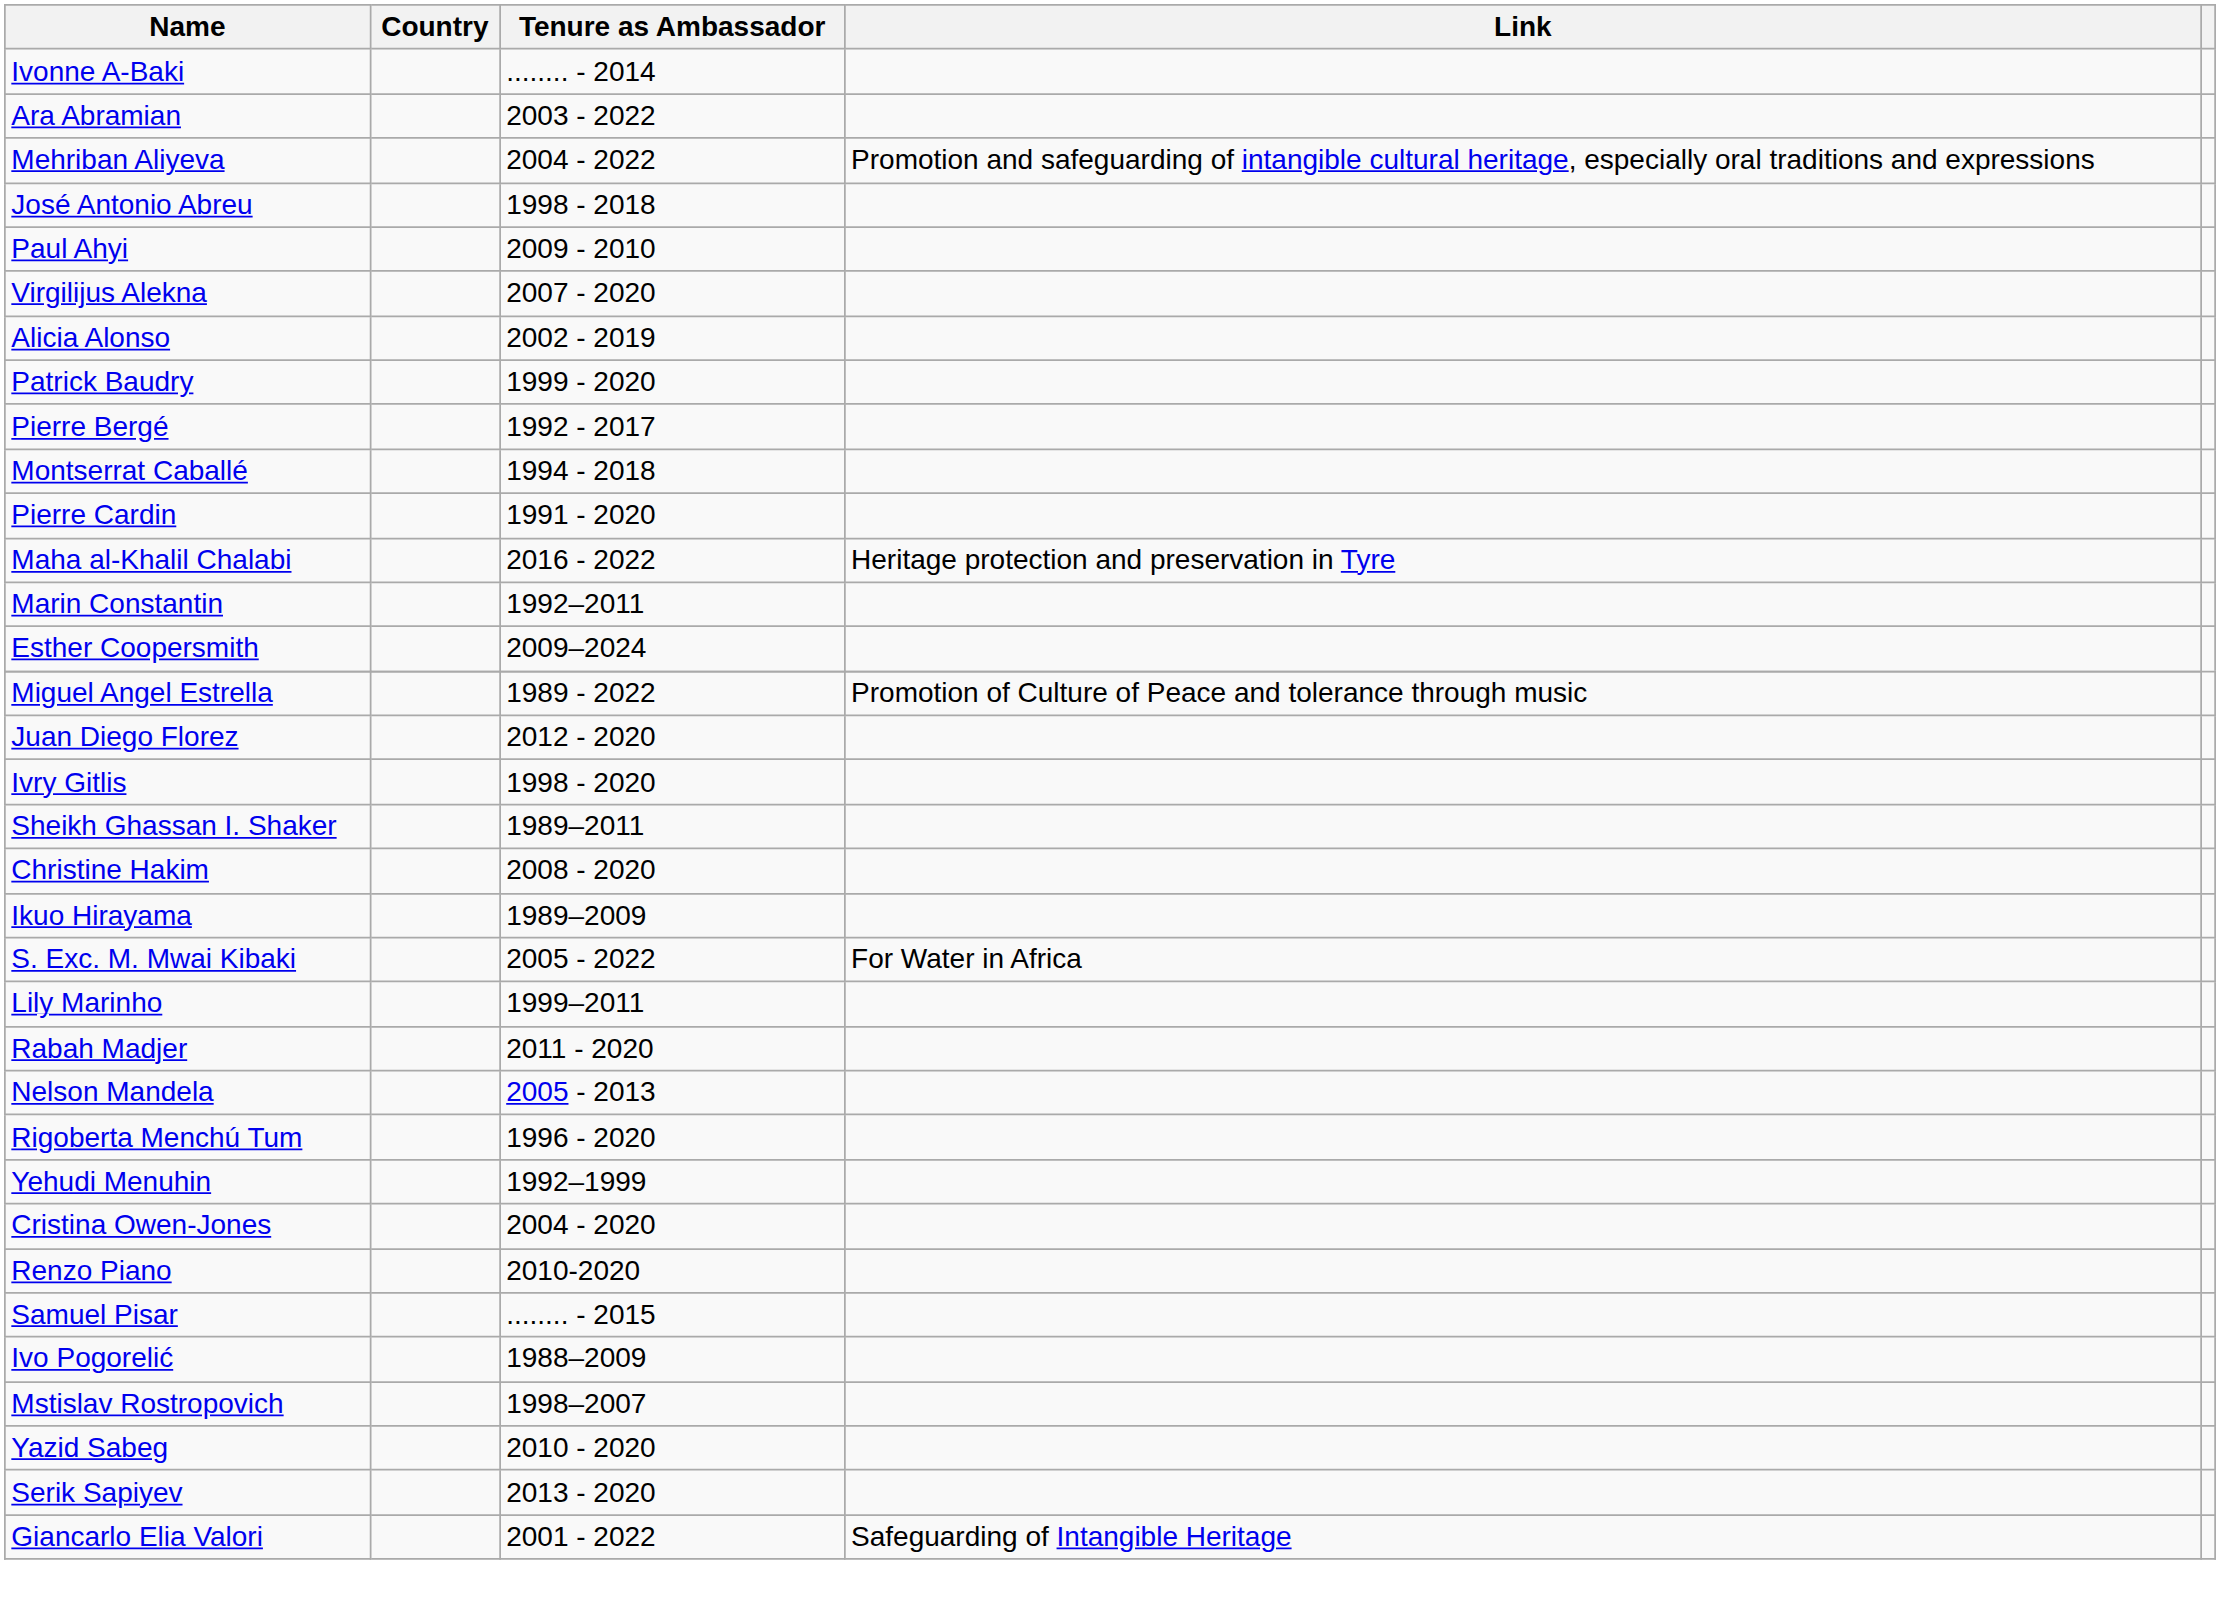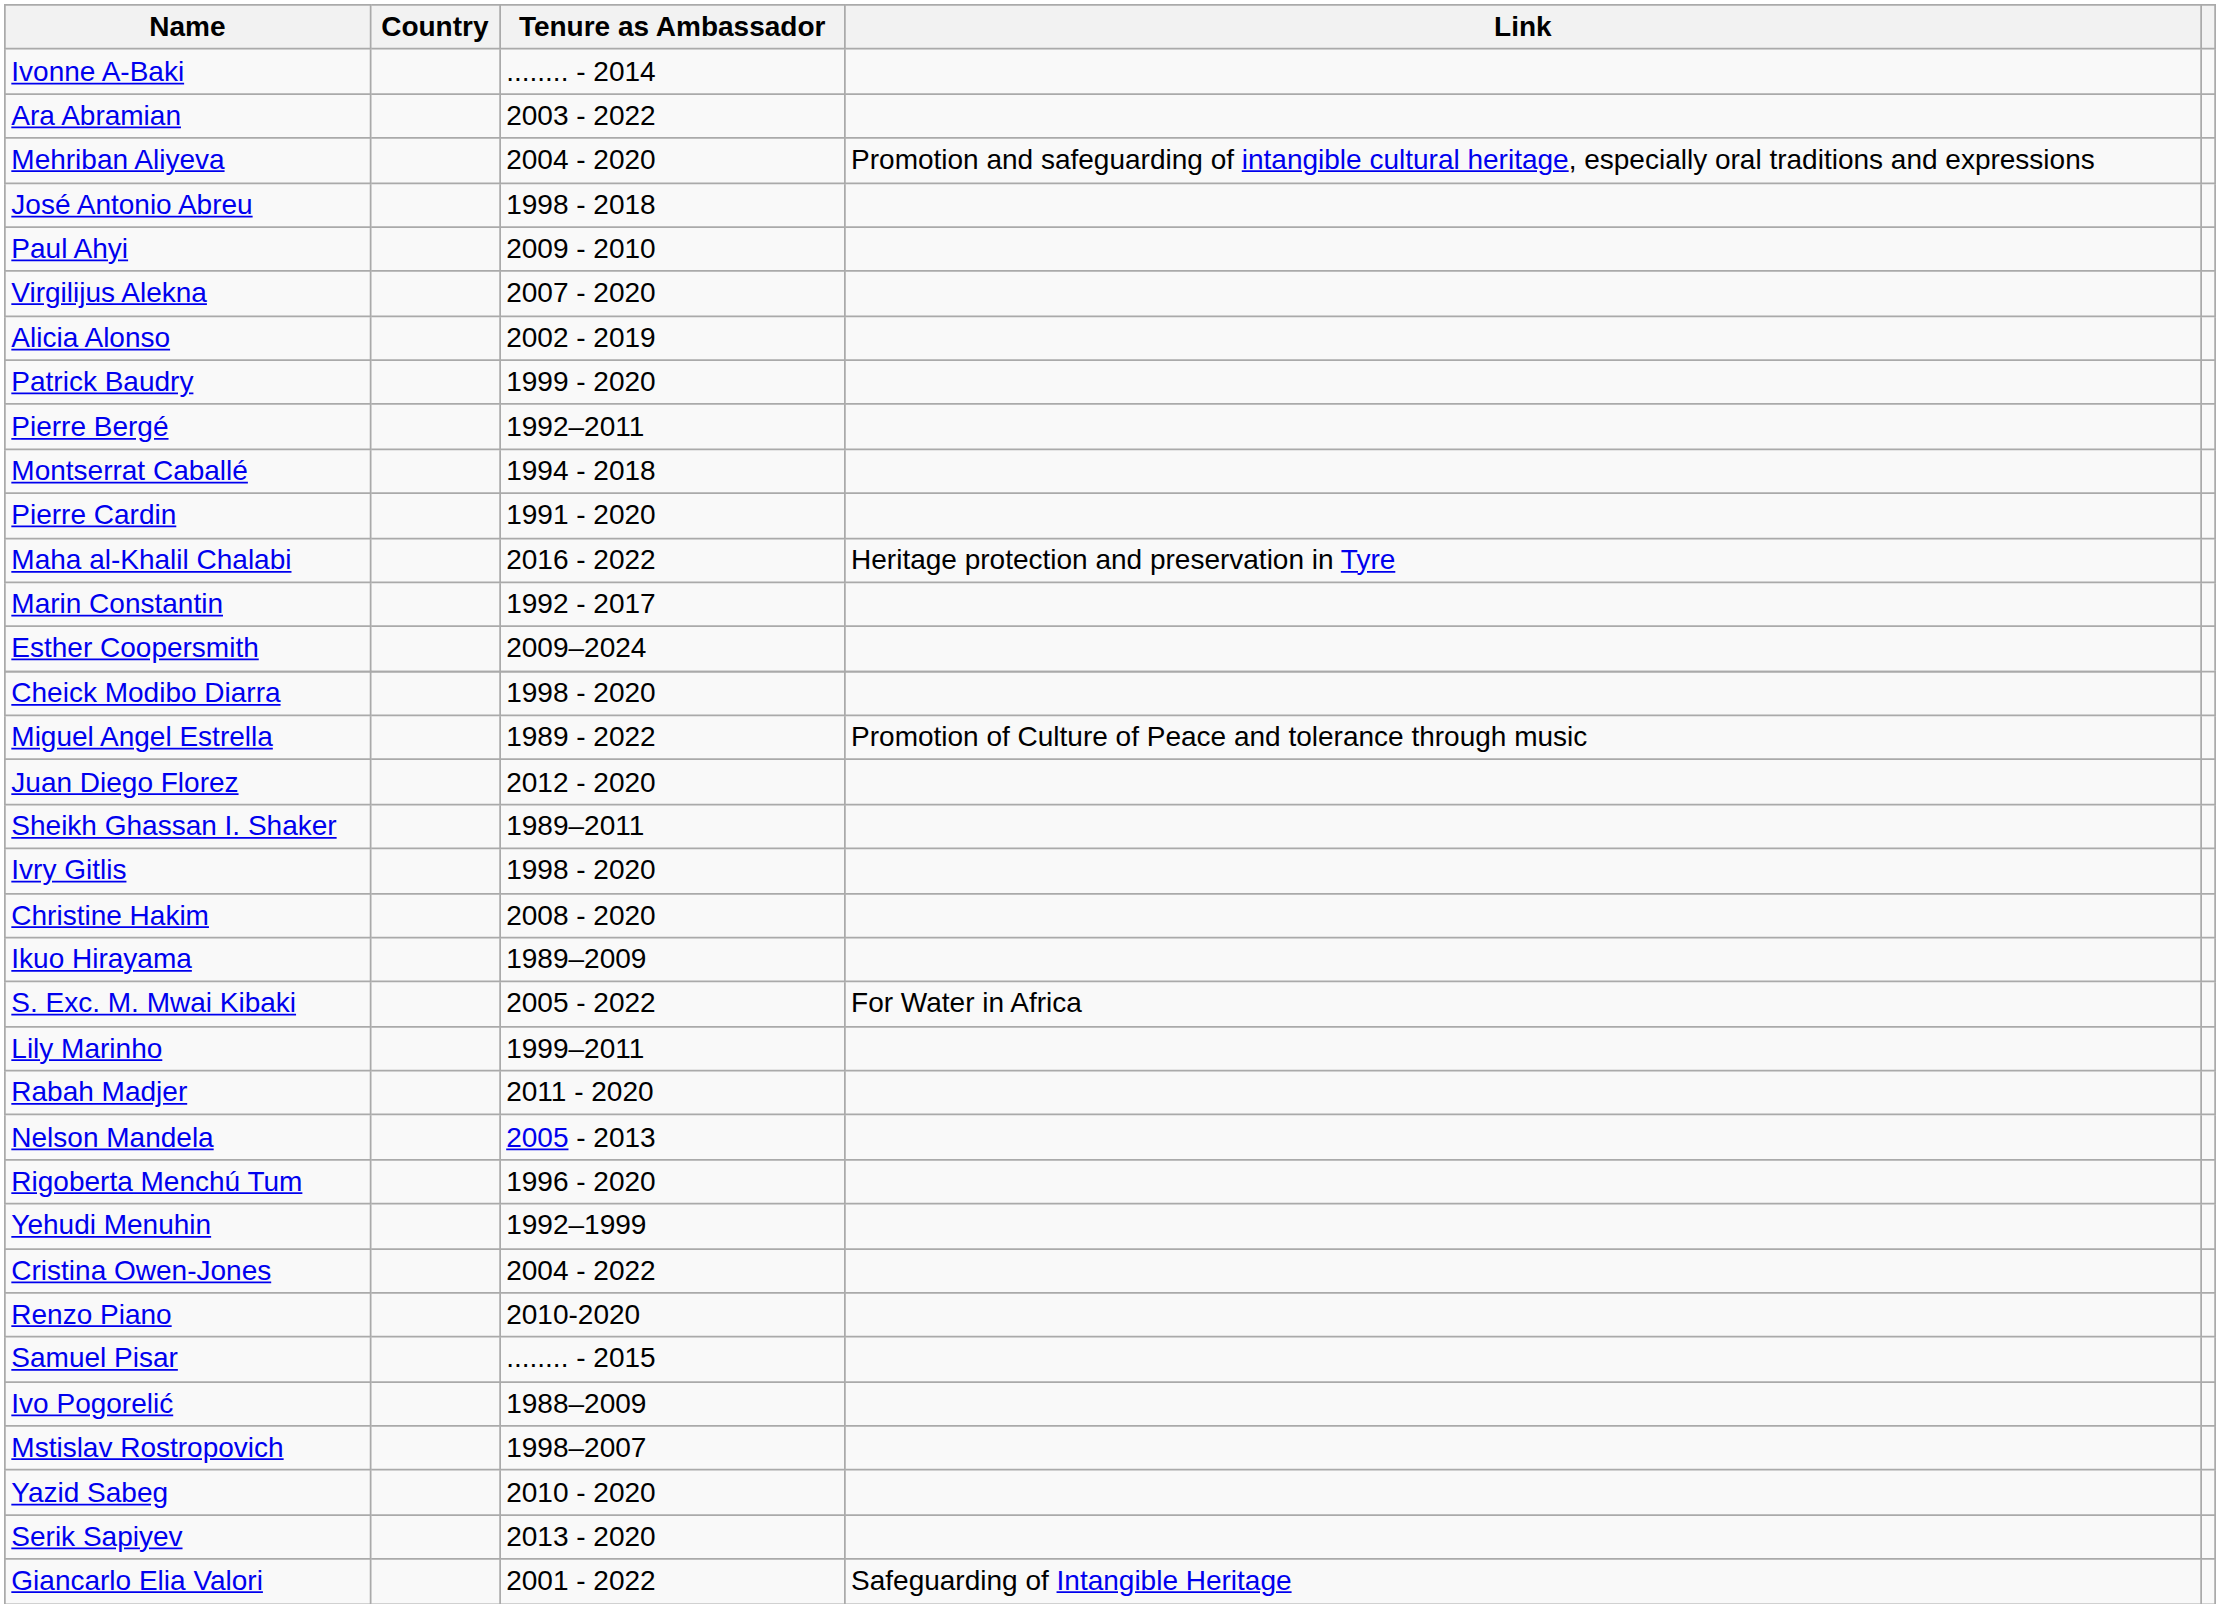(581, 159) 2004 - 2022 -> (581, 159) 2004 - 2020
(581, 426) 1992 - 2017 -> (575, 426) 1992–2011
(575, 603) 1992–2011 -> (581, 603) 1992 - 2017
+ row: (146, 692)
rows swapped: (174, 826) <-> (69, 781)
(581, 1225) 2004 - 2020 -> (581, 1270) 2004 - 2022
